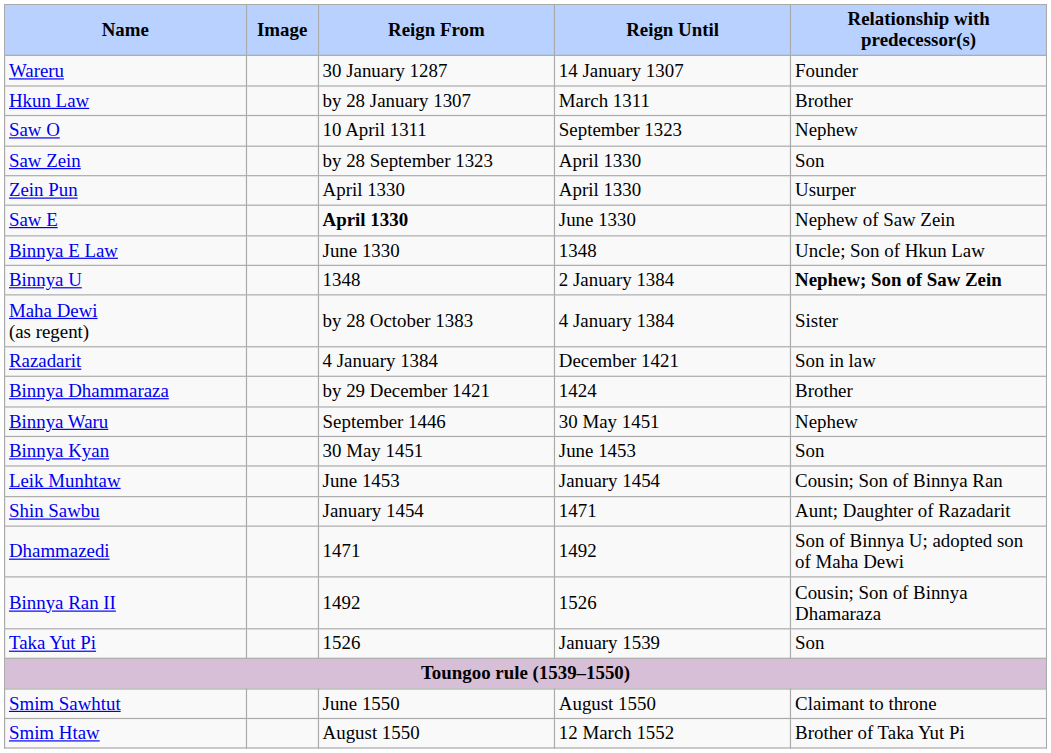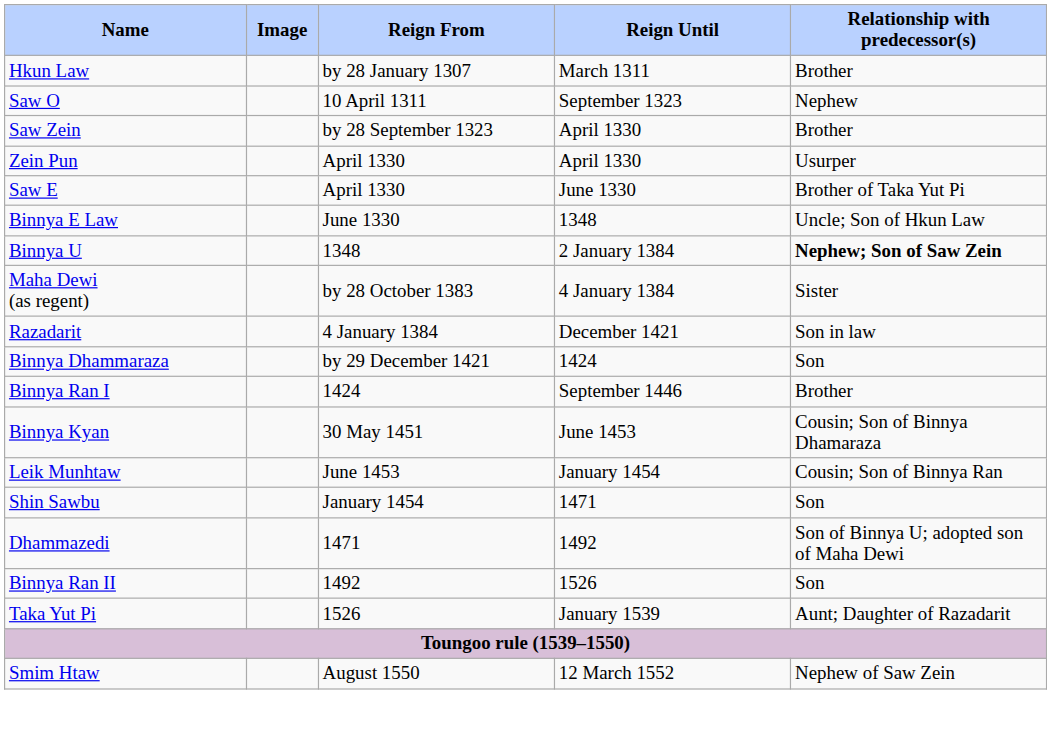- row: (36, 70)
(810, 160) Son -> (824, 130) Brother
(365, 220) bold -> (364, 190) normal
(875, 220) Nephew of Saw Zein -> (880, 190) Brother of Taka Yut Pi
(824, 391) Brother -> (810, 361) Son
+ row: (59, 391)
- row: (59, 421)
(810, 451) Son -> (881, 431) Cousin; Son of Binnya Dhamaraza
(903, 511) Aunt; Daughter of Razadarit -> (810, 502) Son
(881, 602) Cousin; Son of Binnya Dhamaraza -> (810, 583) Son
(810, 643) Son -> (903, 613) Aunt; Daughter of Razadarit
- row: (65, 703)
(880, 733) Brother of Taka Yut Pi -> (875, 673) Nephew of Saw Zein
